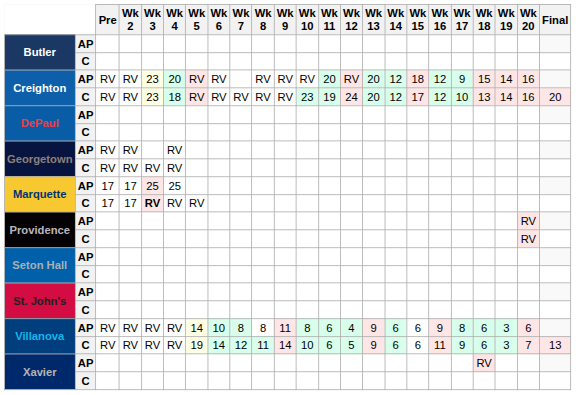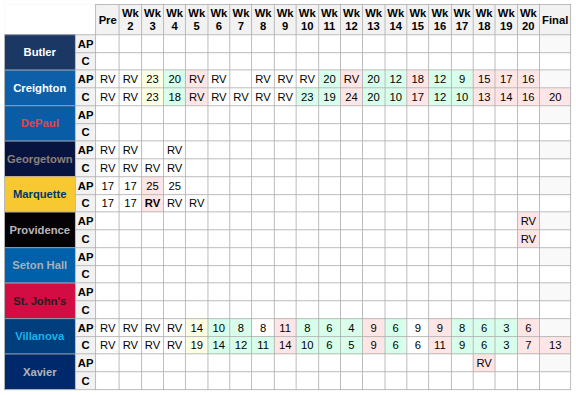(506, 79) 14 -> (506, 79) 17
(396, 97) 12 -> (396, 97) 10
(418, 328) 6 -> (418, 328) 9
